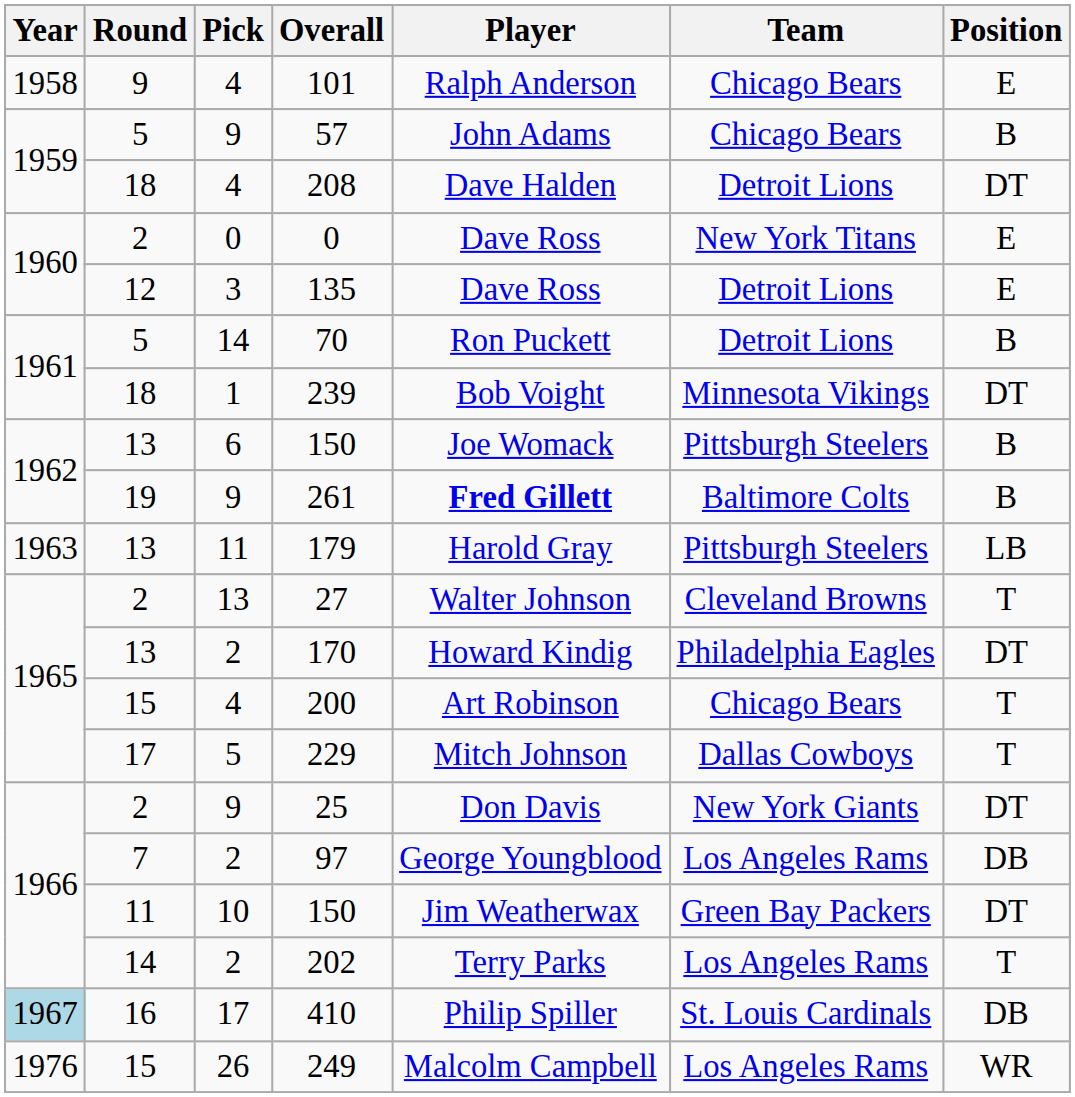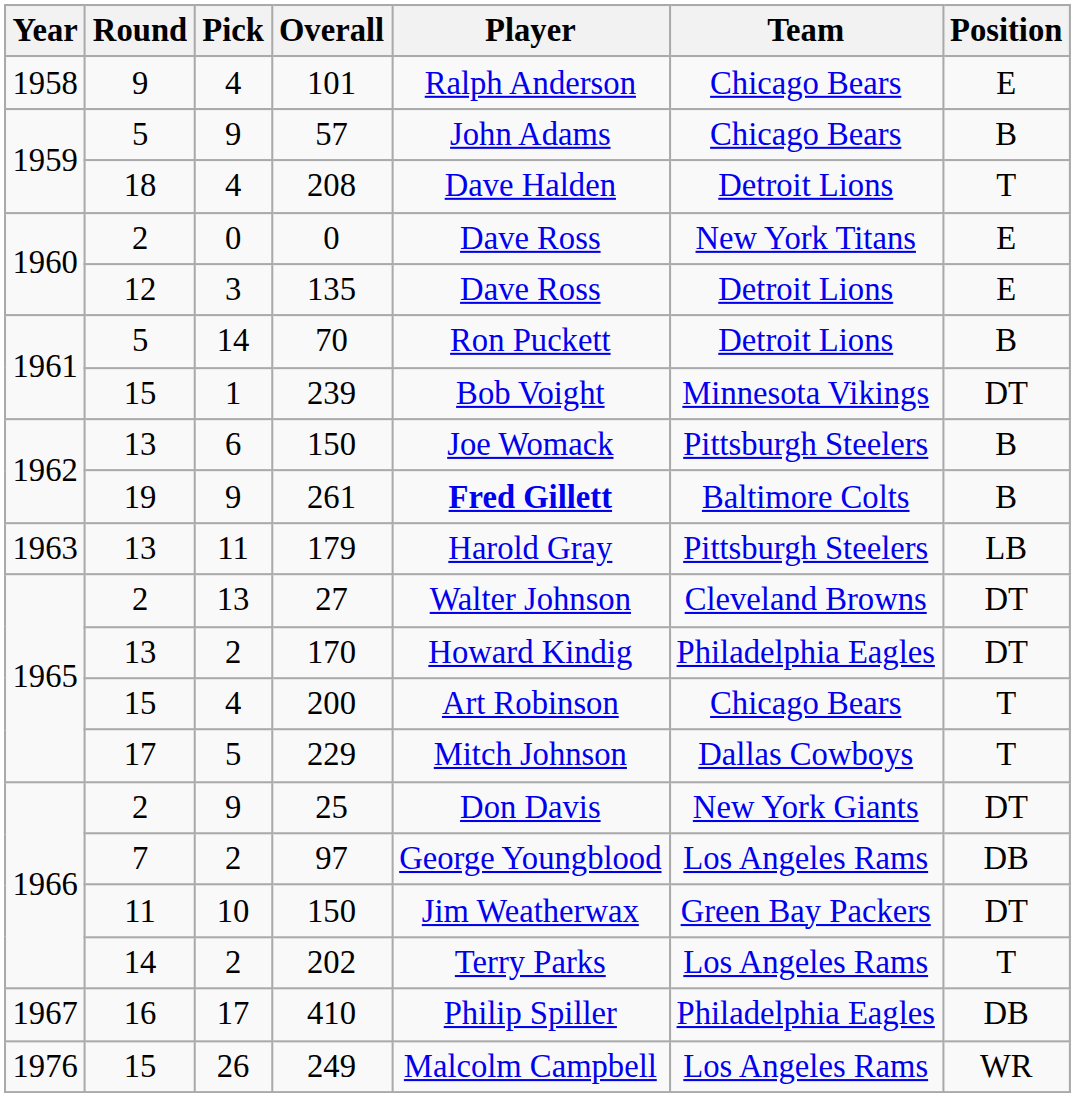(1006, 185) DT -> (1006, 185) T
(140, 392) 18 -> (140, 392) 15
(1006, 599) T -> (1006, 599) DT
(45, 1013) lightblue background -> (45, 1013) no background
(806, 1013) St. Louis Cardinals -> (806, 1013) Philadelphia Eagles
